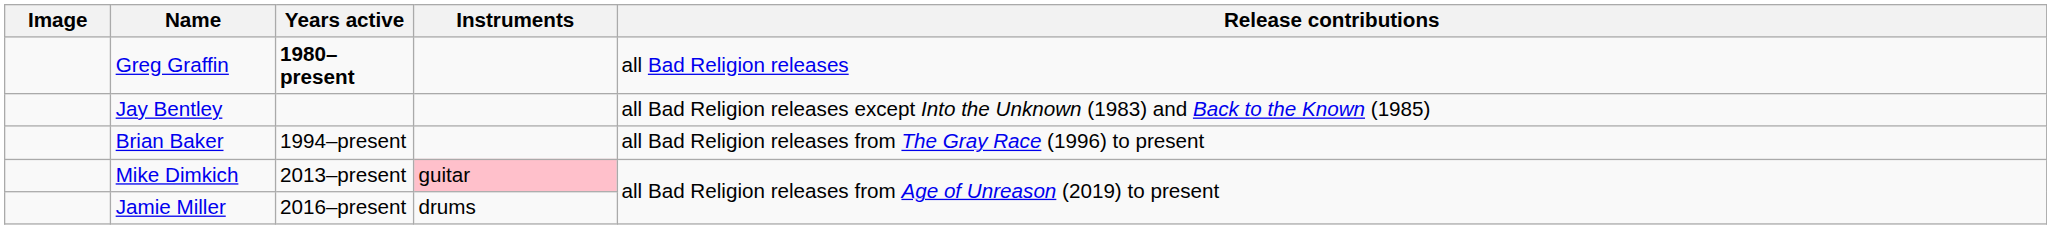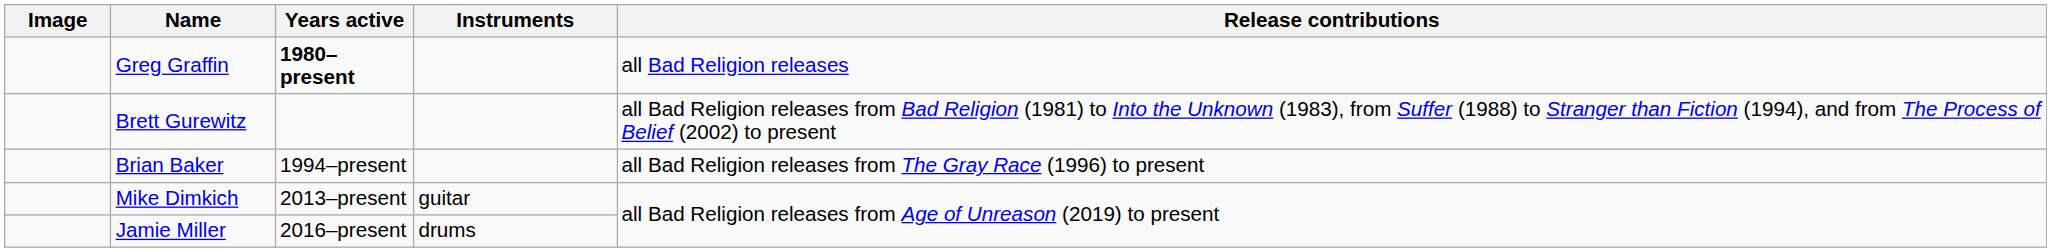+ row: (181, 121)
- row: (169, 109)
(444, 175) pink background -> (444, 198) no background
